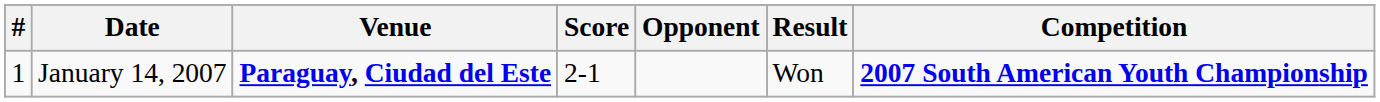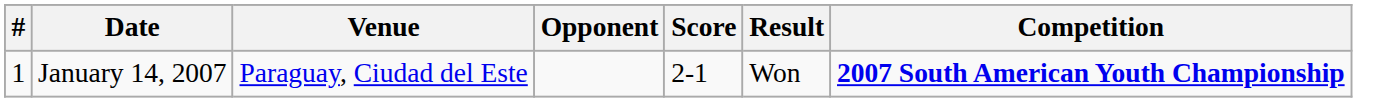columns swapped: (701, 27) <-> (597, 27)
(395, 72) bold -> (384, 72) normal
